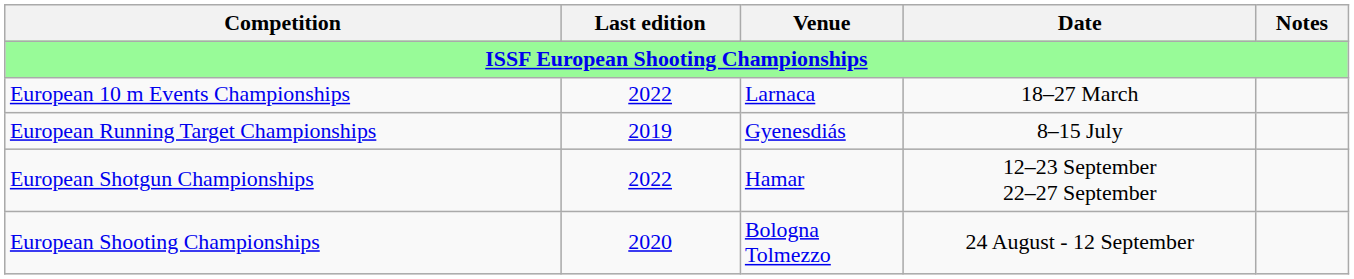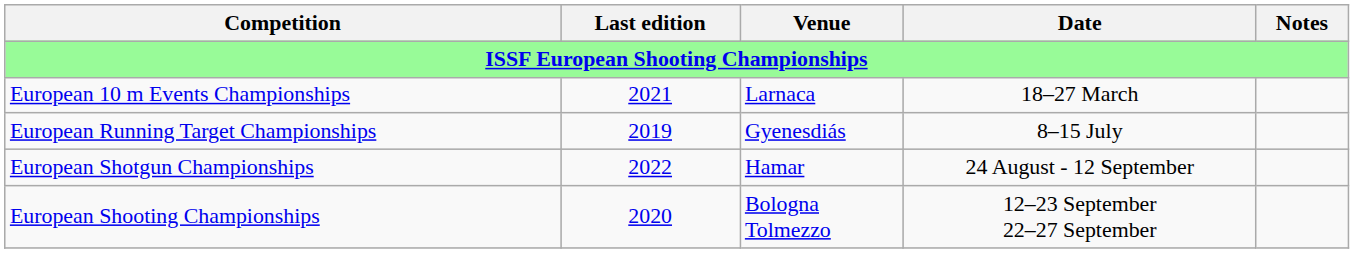(650, 95) 2022 -> (650, 95) 2021
(1080, 180) 12–23 September 22–27 September -> (1080, 167) 24 August - 12 September
(1080, 242) 24 August - 12 September -> (1080, 216) 12–23 September 22–27 September
